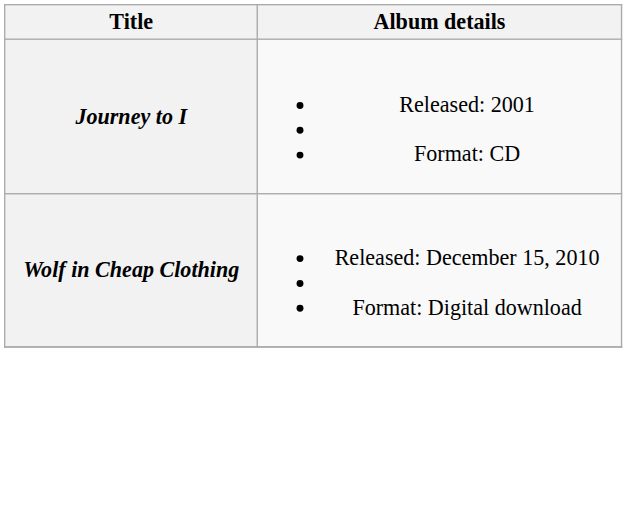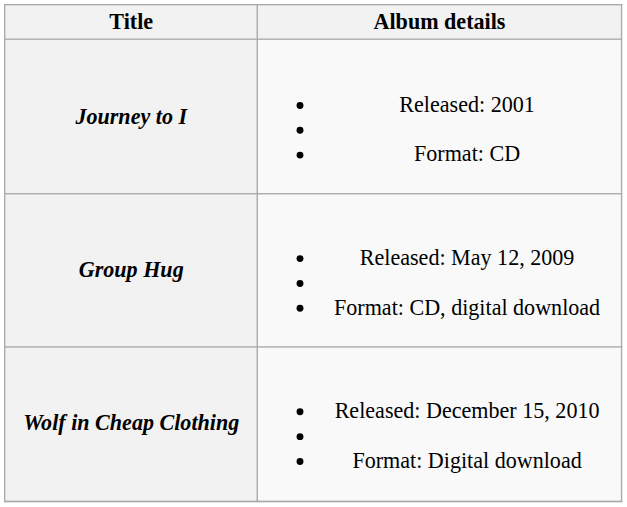+ row: (131, 270)
